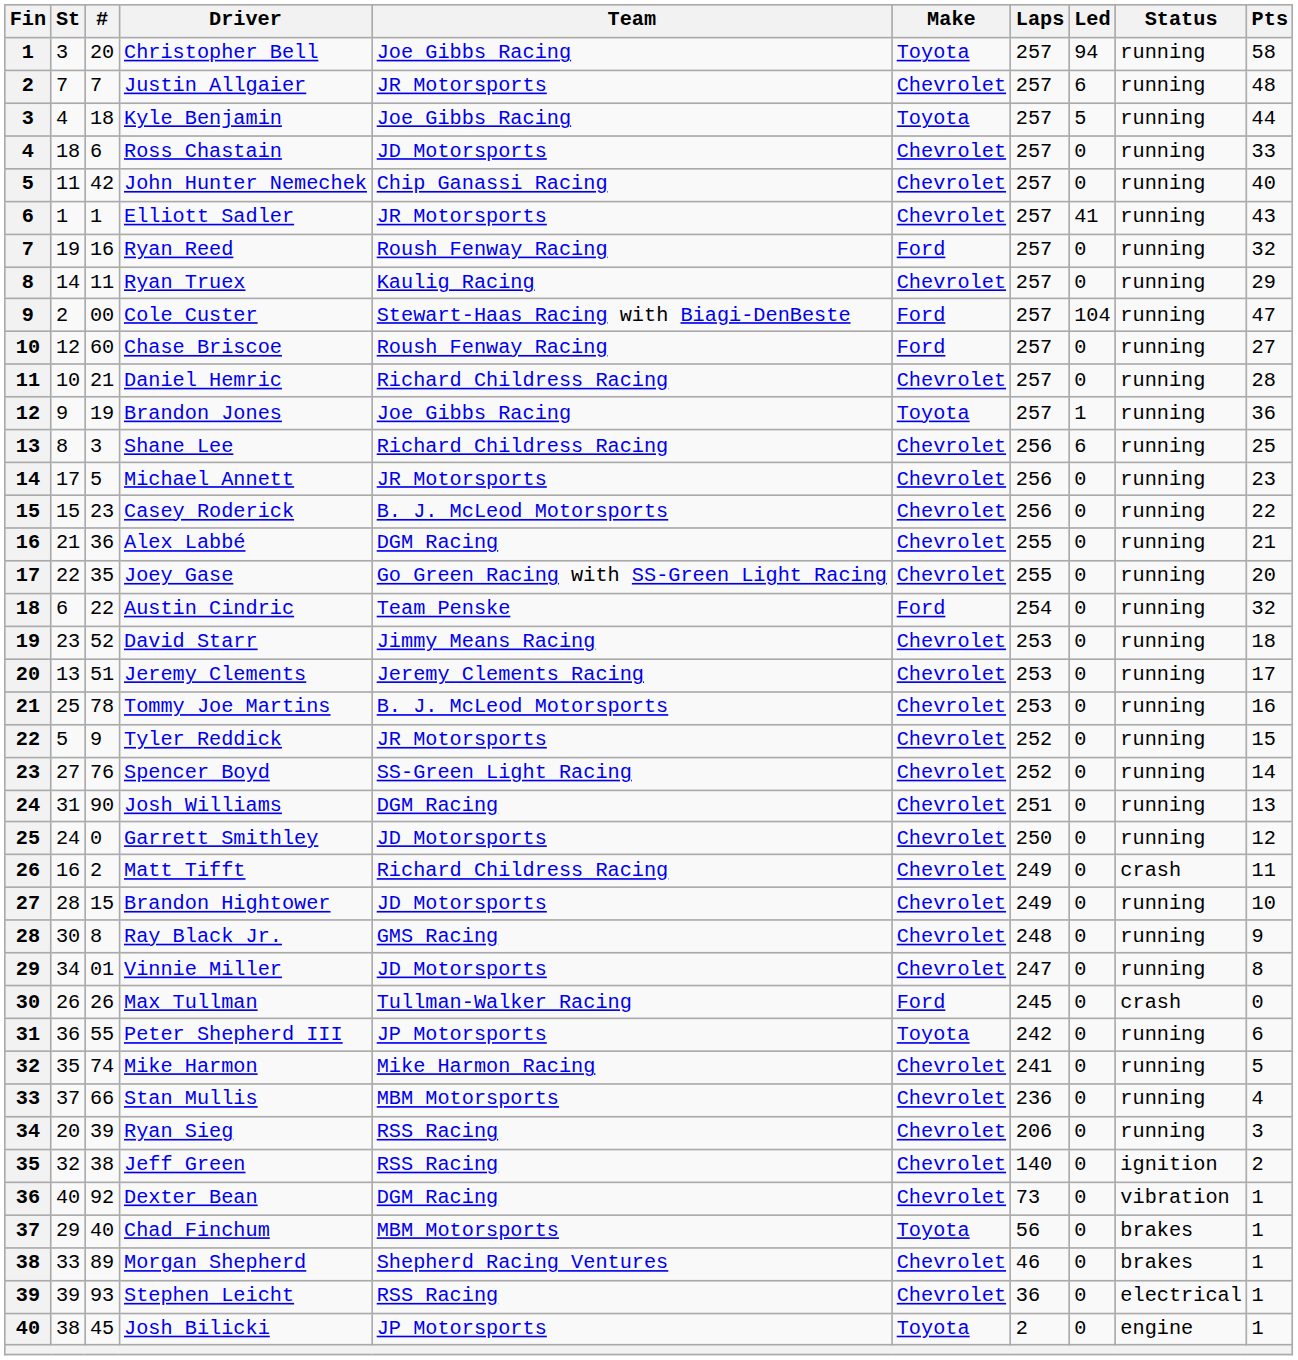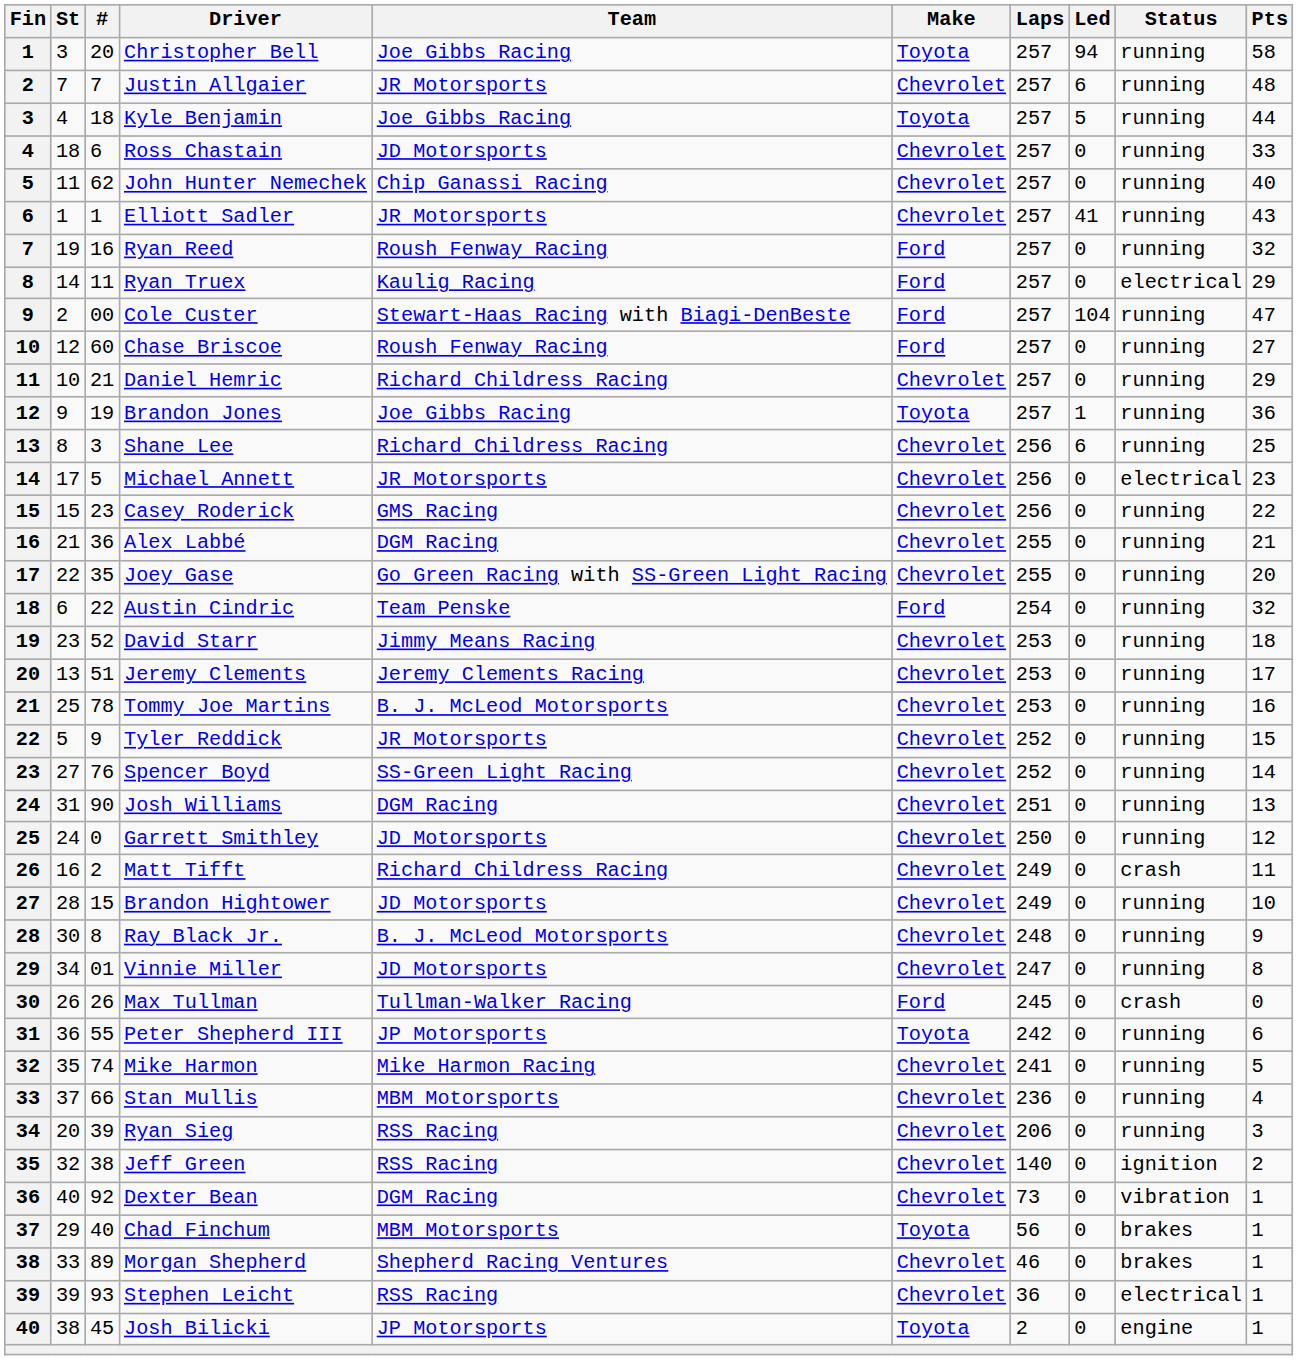(102, 185) 42 -> (102, 185) 62
(951, 283) Chevrolet -> (921, 283) Ford
(1163, 283) running -> (1181, 283) electrical
(1264, 381) 28 -> (1264, 381) 29
(1163, 479) running -> (1181, 479) electrical
(522, 512) B. J. McLeod Motorsports -> (437, 512) GMS Racing
(437, 937) GMS Racing -> (522, 937) B. J. McLeod Motorsports
